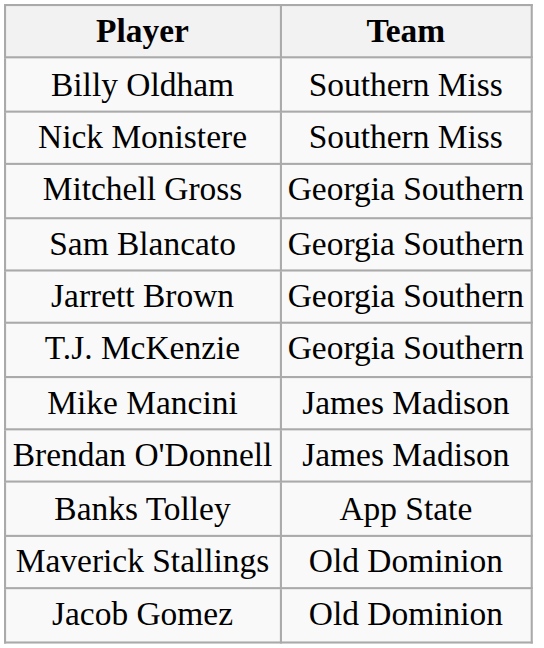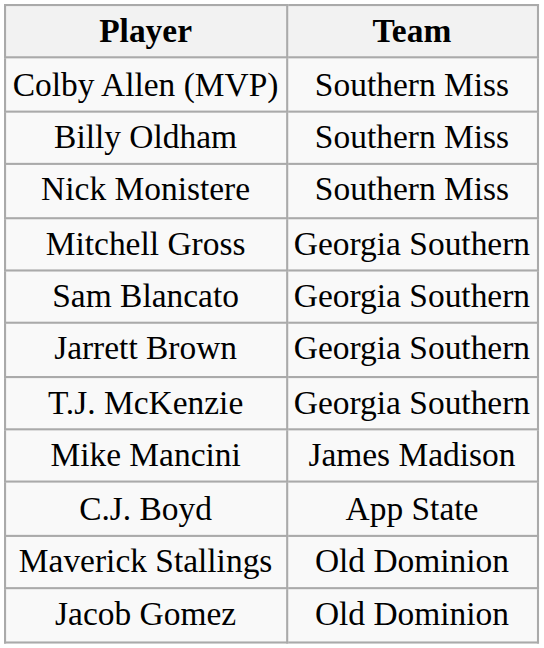+ row: (146, 84)
- row: (143, 455)
- row: (143, 508)
+ row: (146, 508)
